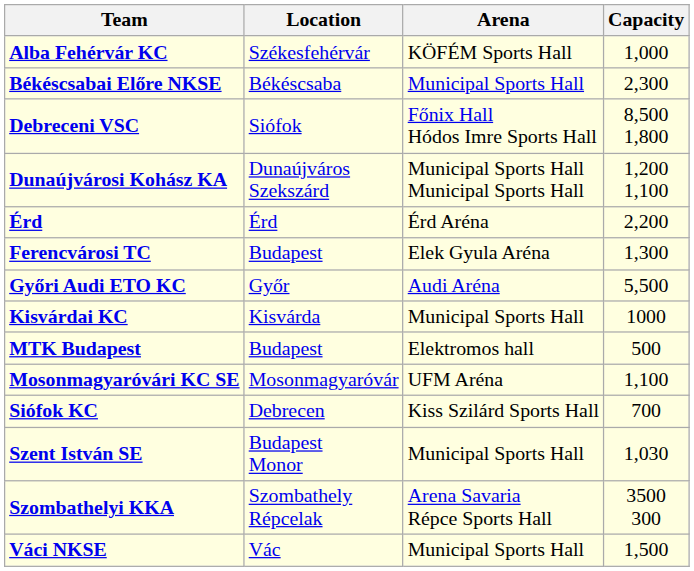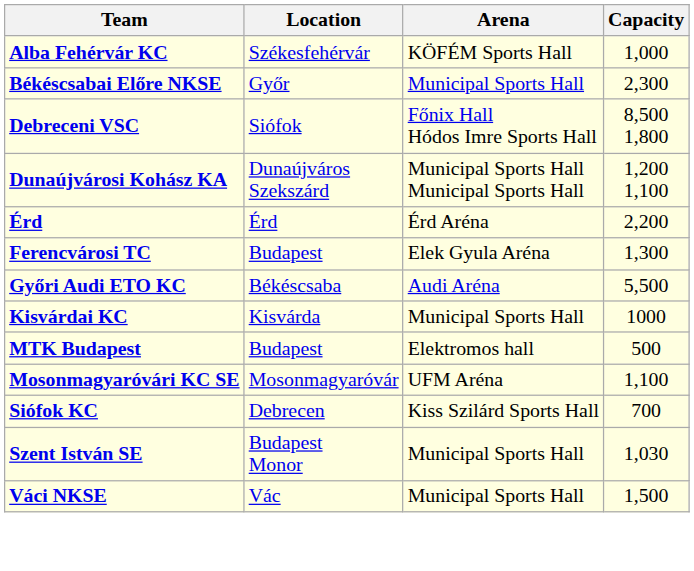(295, 83) Békéscsaba -> (269, 83) Győr
(269, 285) Győr -> (295, 285) Békéscsaba
- row: (92, 507)
